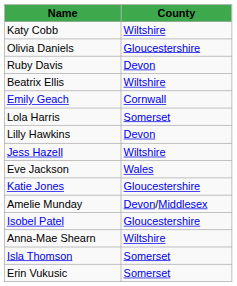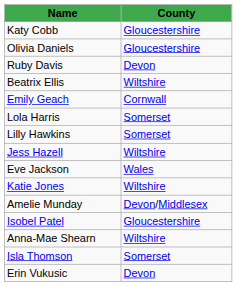(145, 31) Wiltshire -> (162, 31) Gloucestershire
(139, 134) Devon -> (147, 134) Somerset
(162, 186) Gloucestershire -> (145, 186) Wiltshire
(147, 273) Somerset -> (139, 273) Devon
